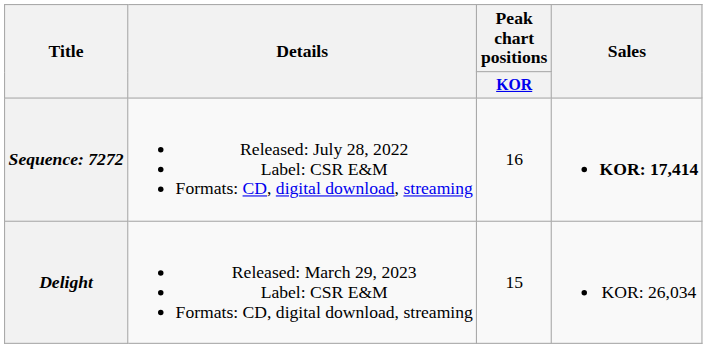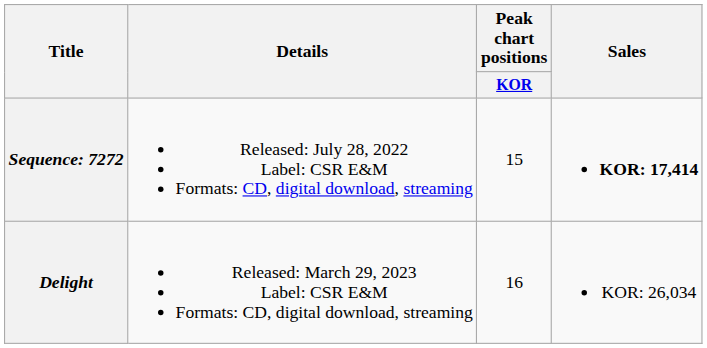(514, 159) 16 -> (514, 159) 15
(514, 281) 15 -> (514, 281) 16
